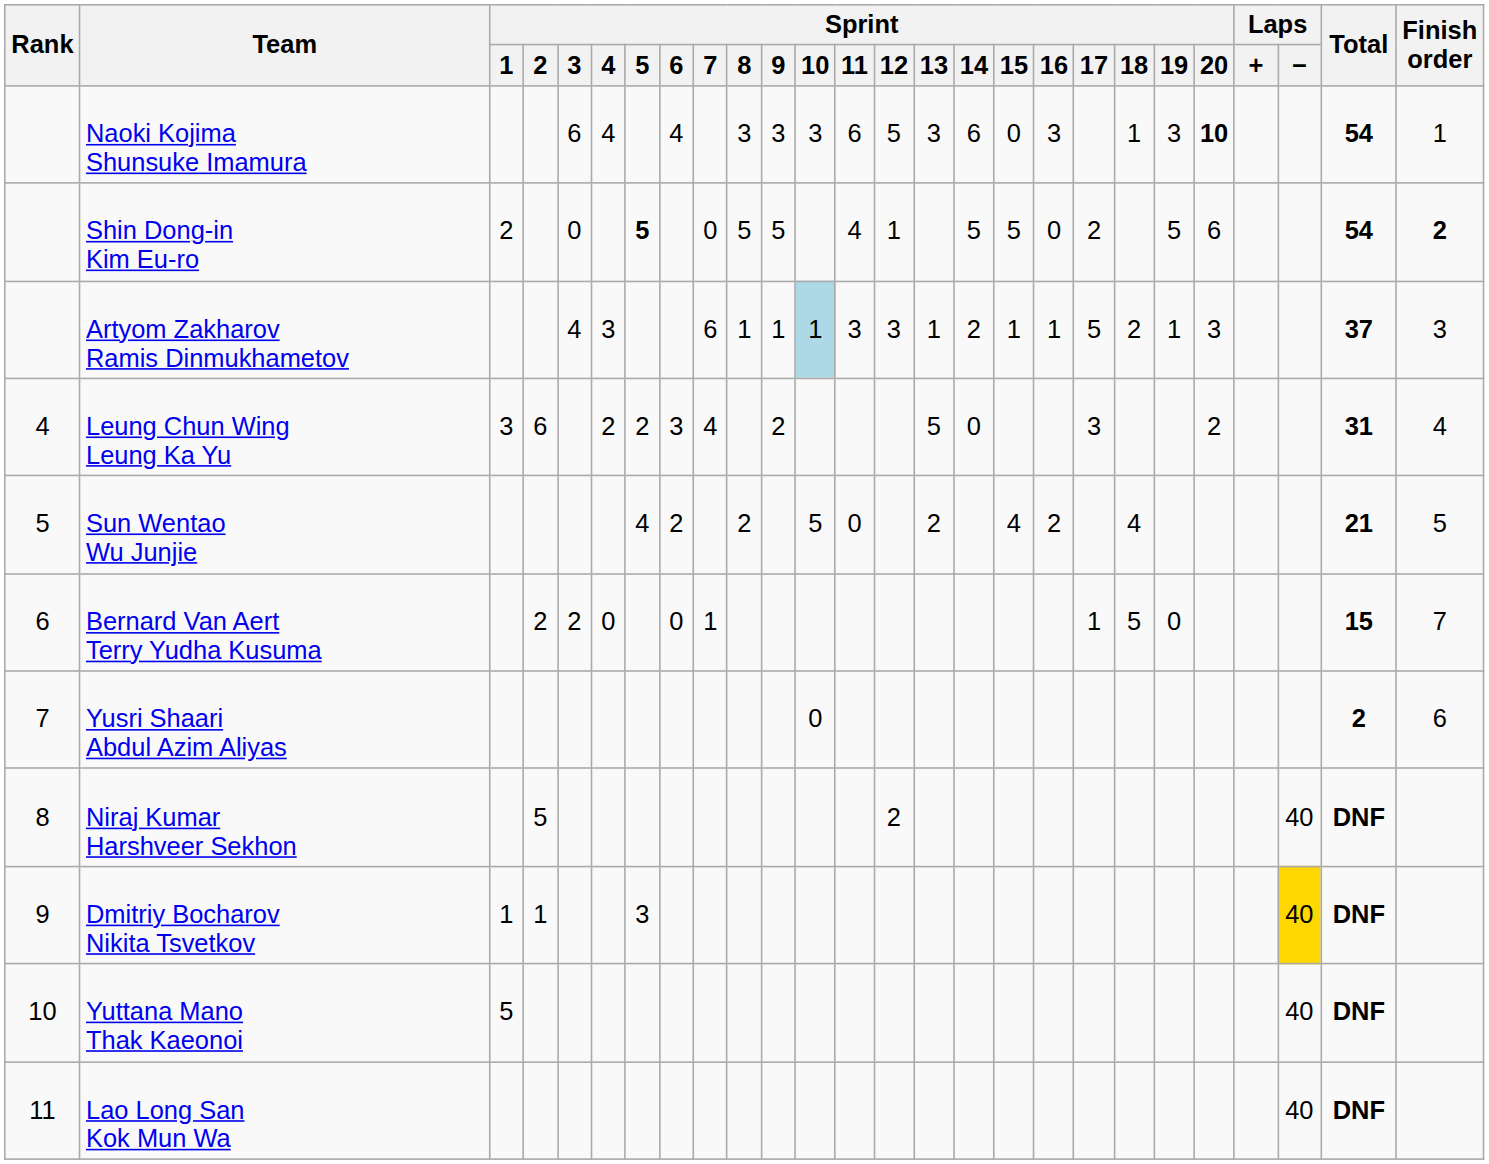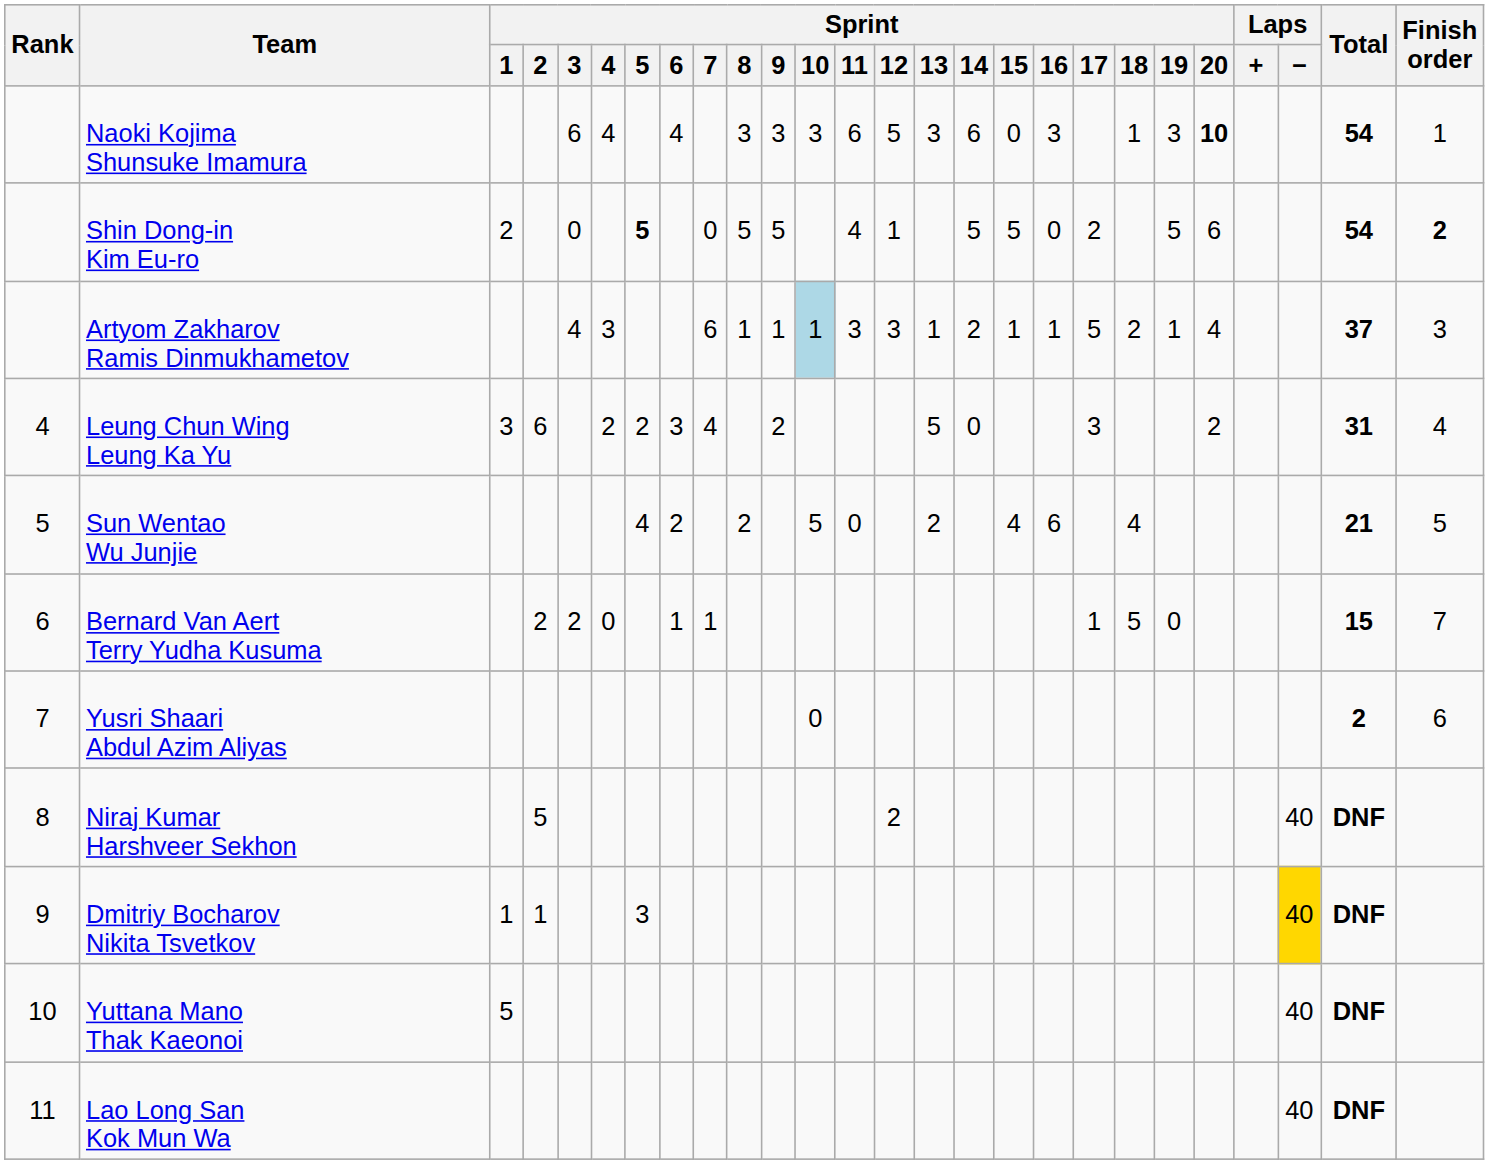(1214, 329) 3 -> (1214, 329) 4
(1054, 524) 2 -> (1054, 524) 6
(676, 621) 0 -> (676, 621) 1
